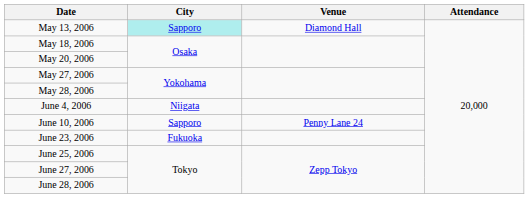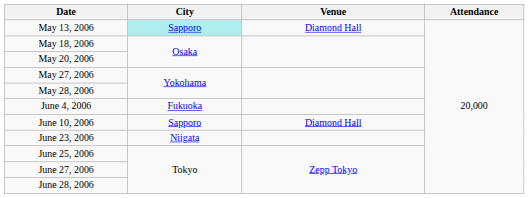(185, 106) Niigata -> (185, 106) Fukuoka
(333, 122) Penny Lane 24 -> (333, 122) Diamond Hall
(185, 138) Fukuoka -> (185, 138) Niigata
